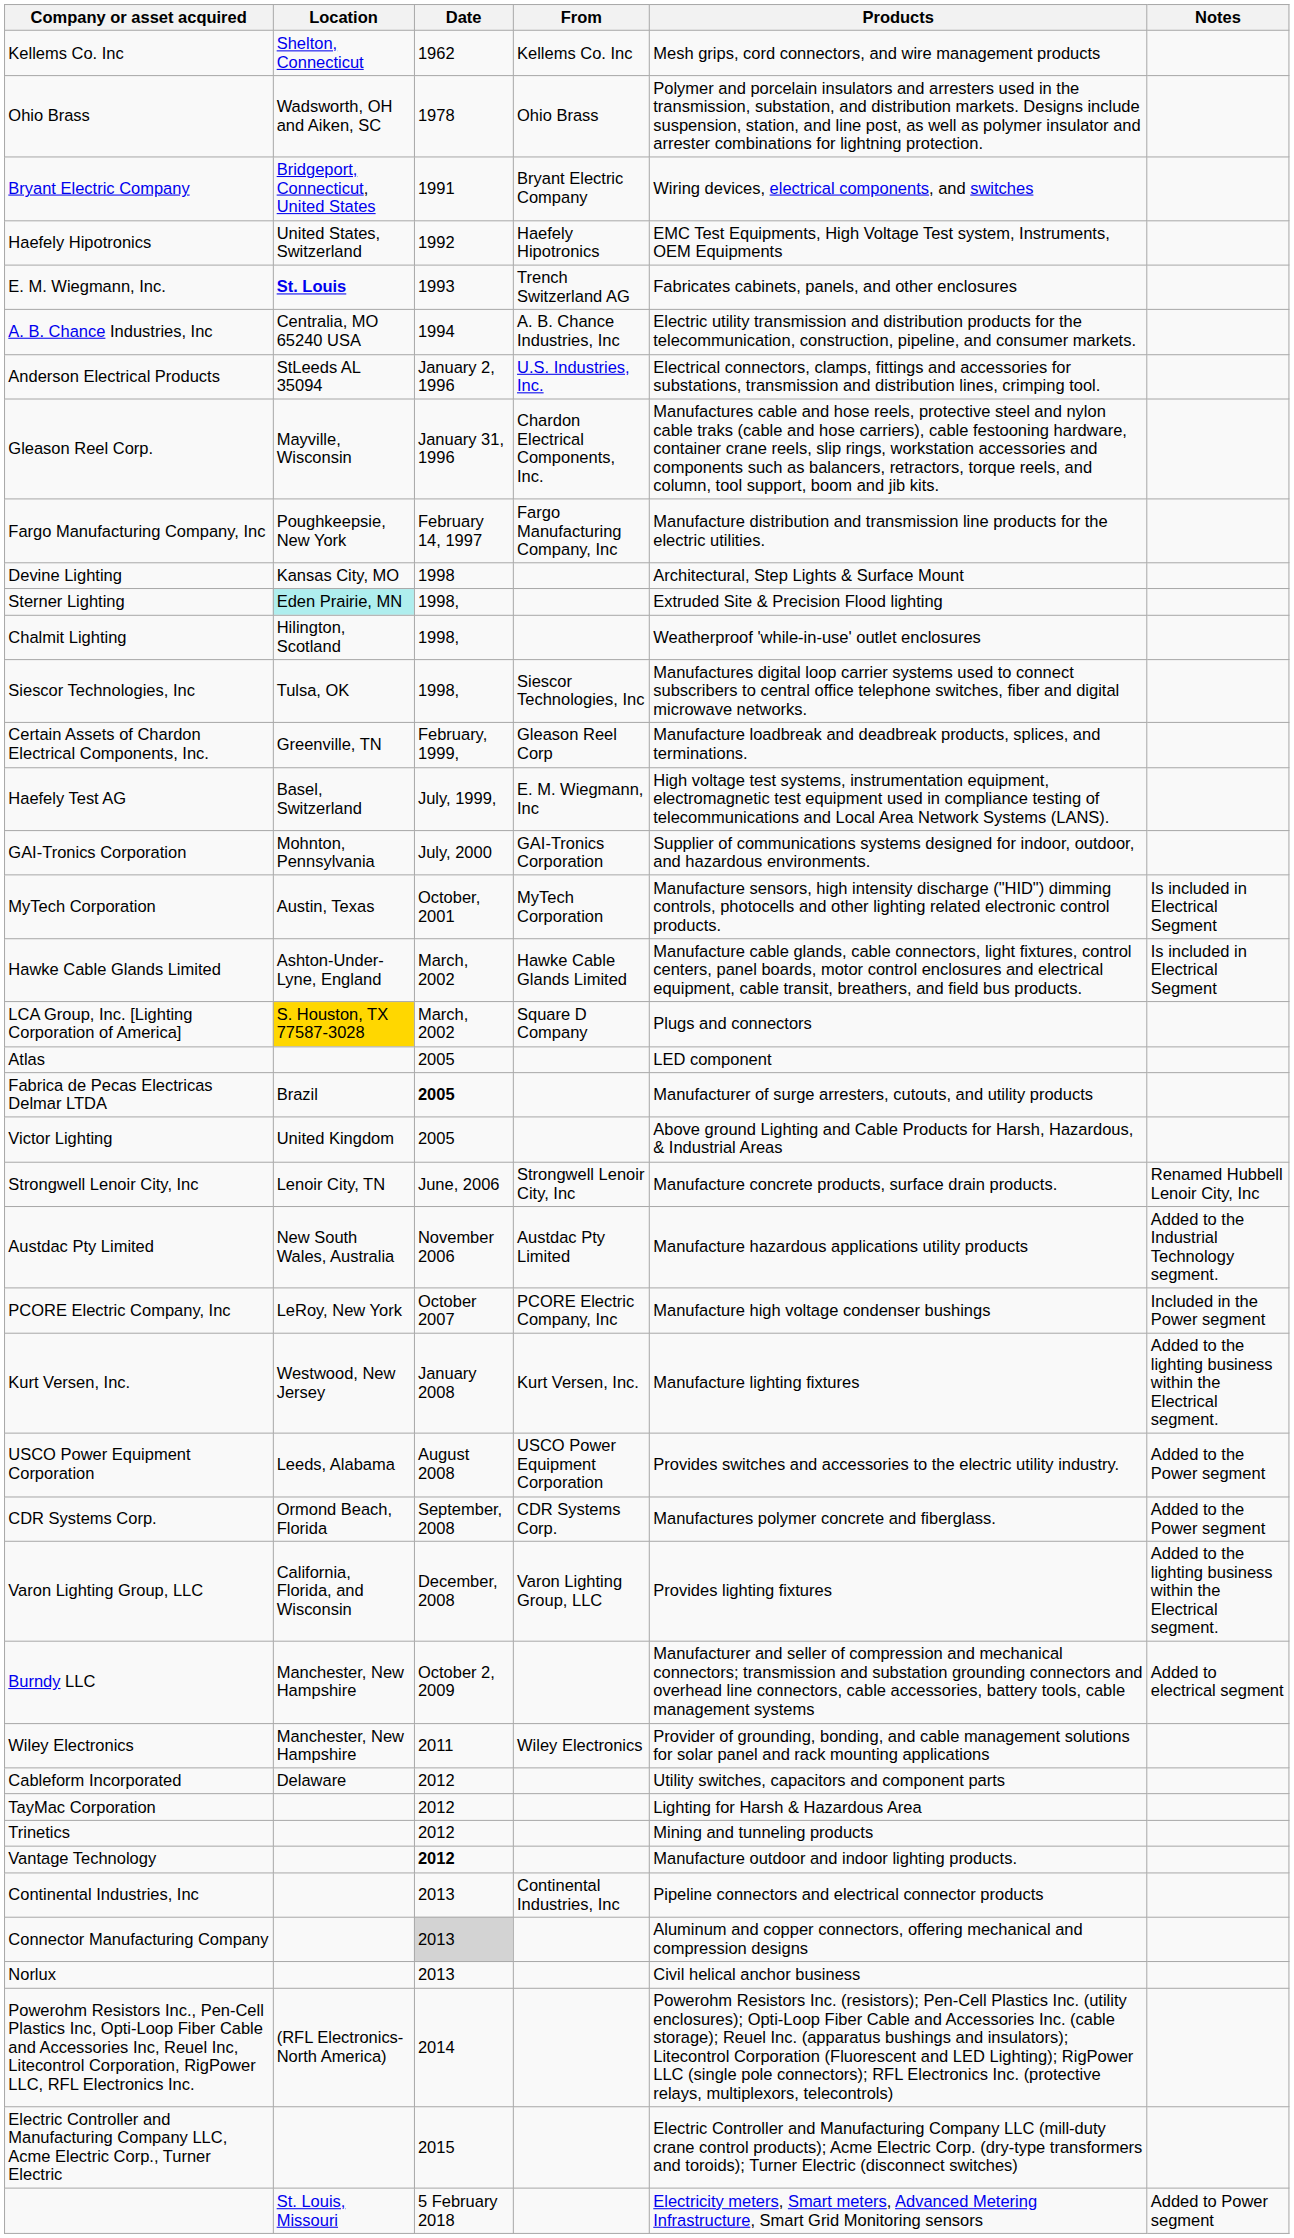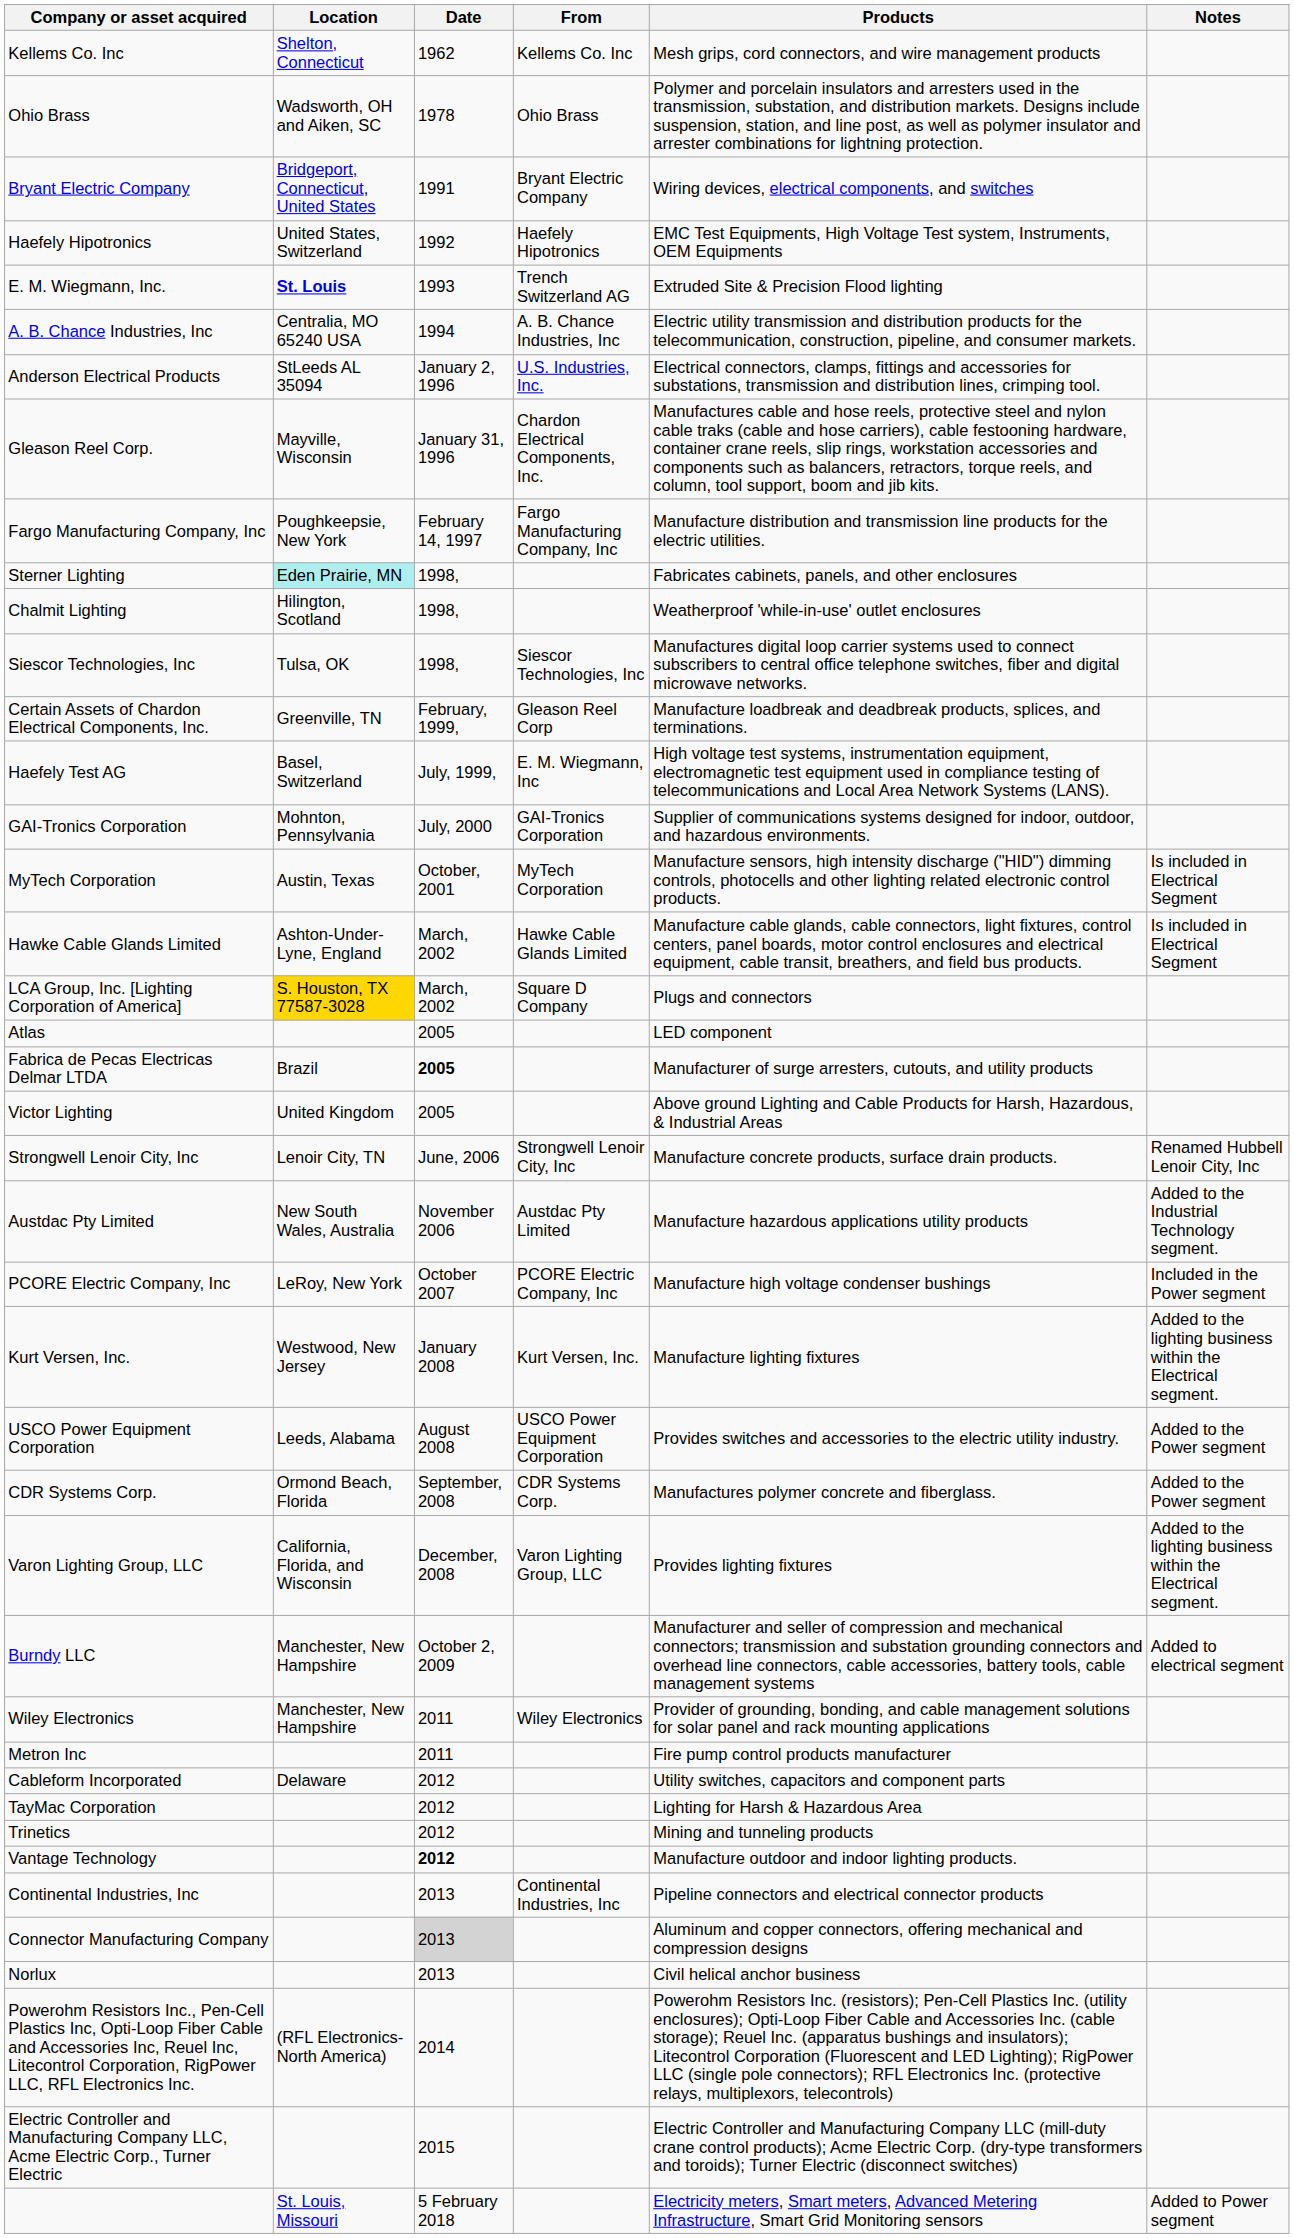(835, 287) Fabricates cabinets, panels, and other enclosures -> (798, 287) Extruded Site & Precision Flood lighting
- row: (65, 575)
(798, 601) Extruded Site & Precision Flood lighting -> (835, 575) Fabricates cabinets, panels, and other enclosures
+ row: (47, 1754)
